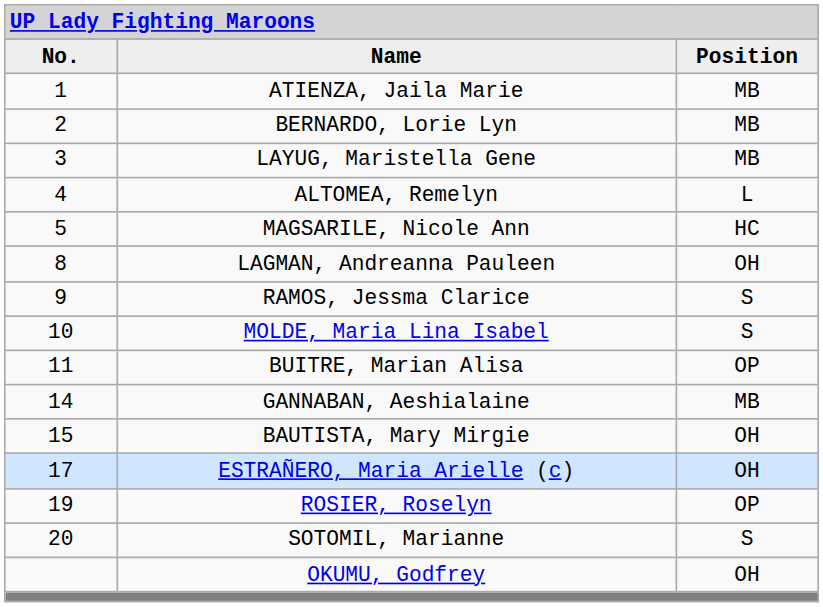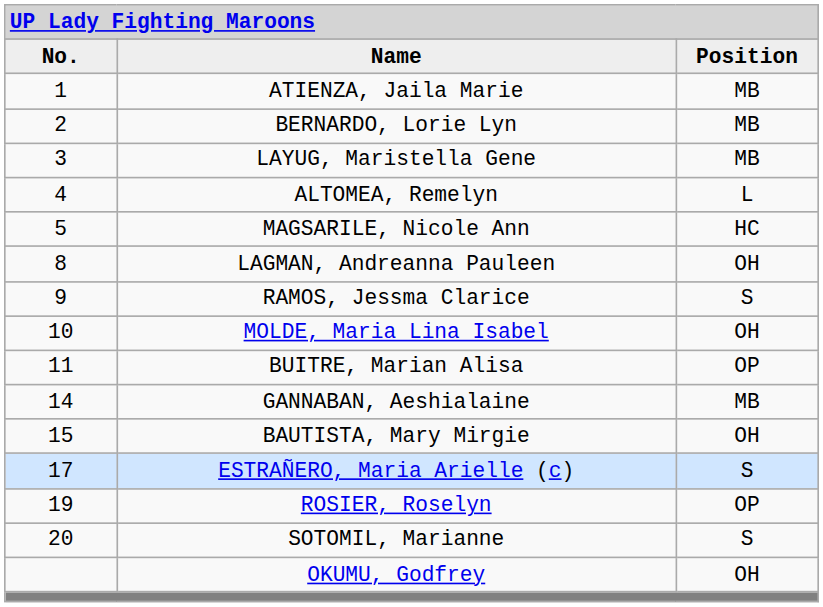(747, 333) S -> (747, 333) OH
(747, 471) OH -> (747, 471) S
